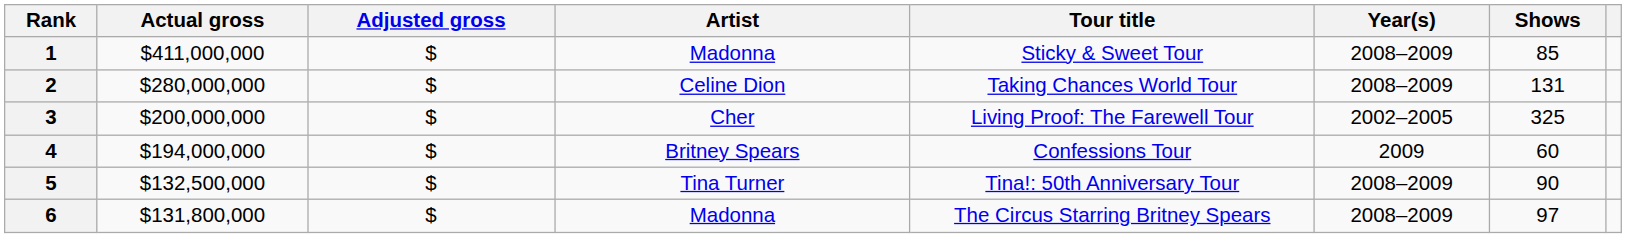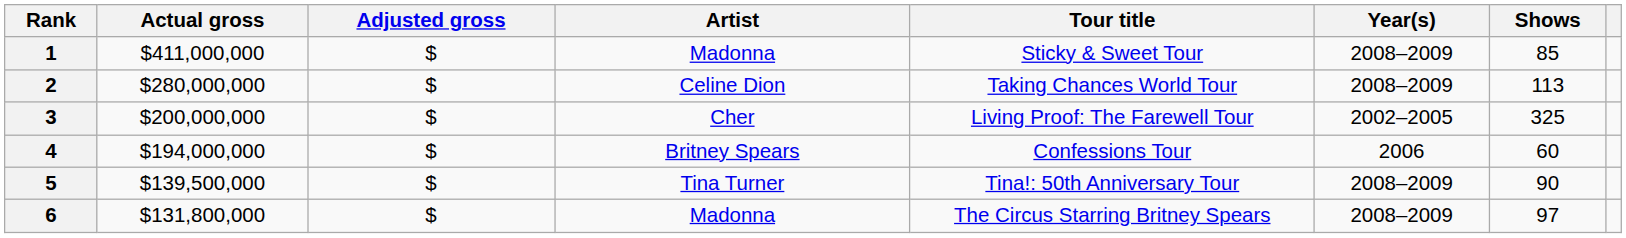(1548, 85) 131 -> (1548, 85) 113
(1402, 150) 2009 -> (1402, 150) 2006
(202, 183) $132,500,000 -> (202, 183) $139,500,000
